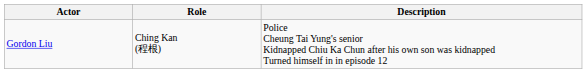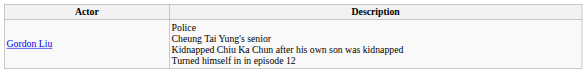- column: (197, 12)
